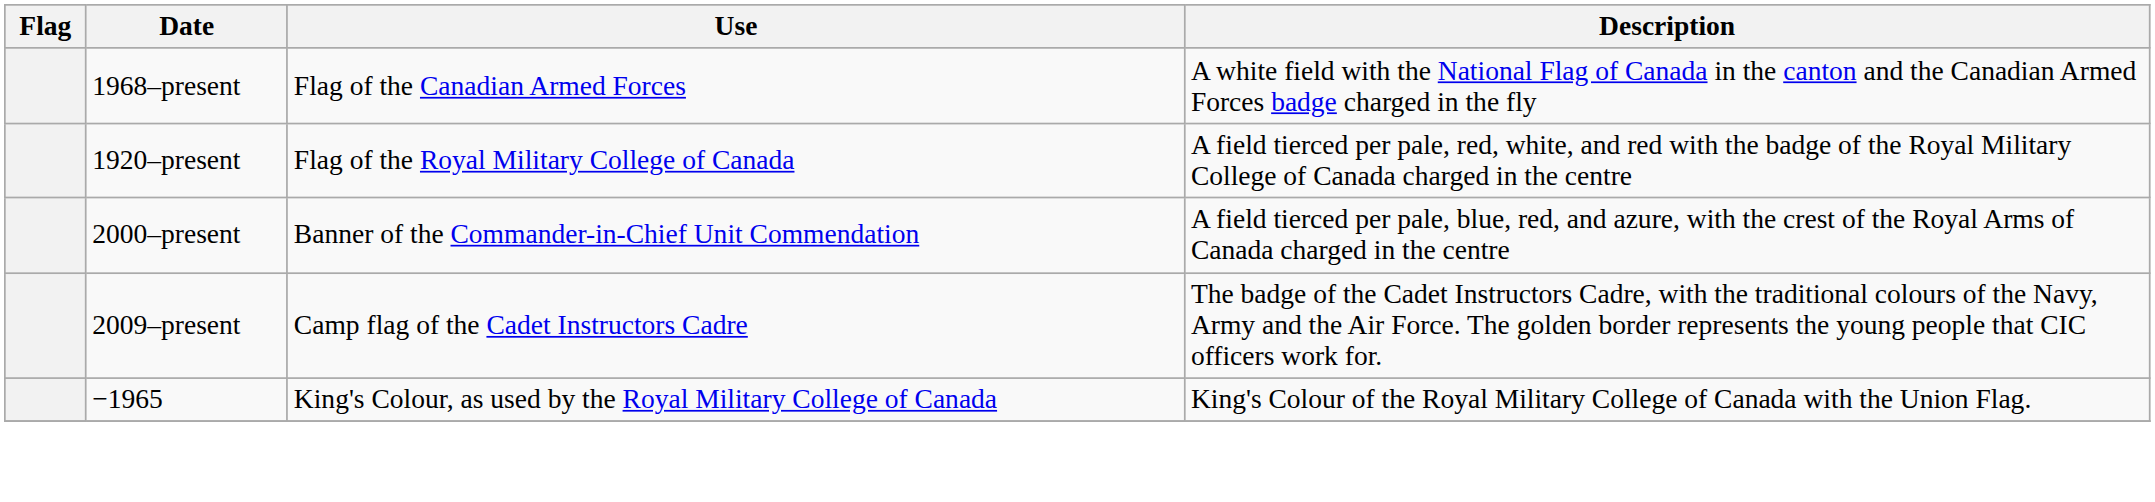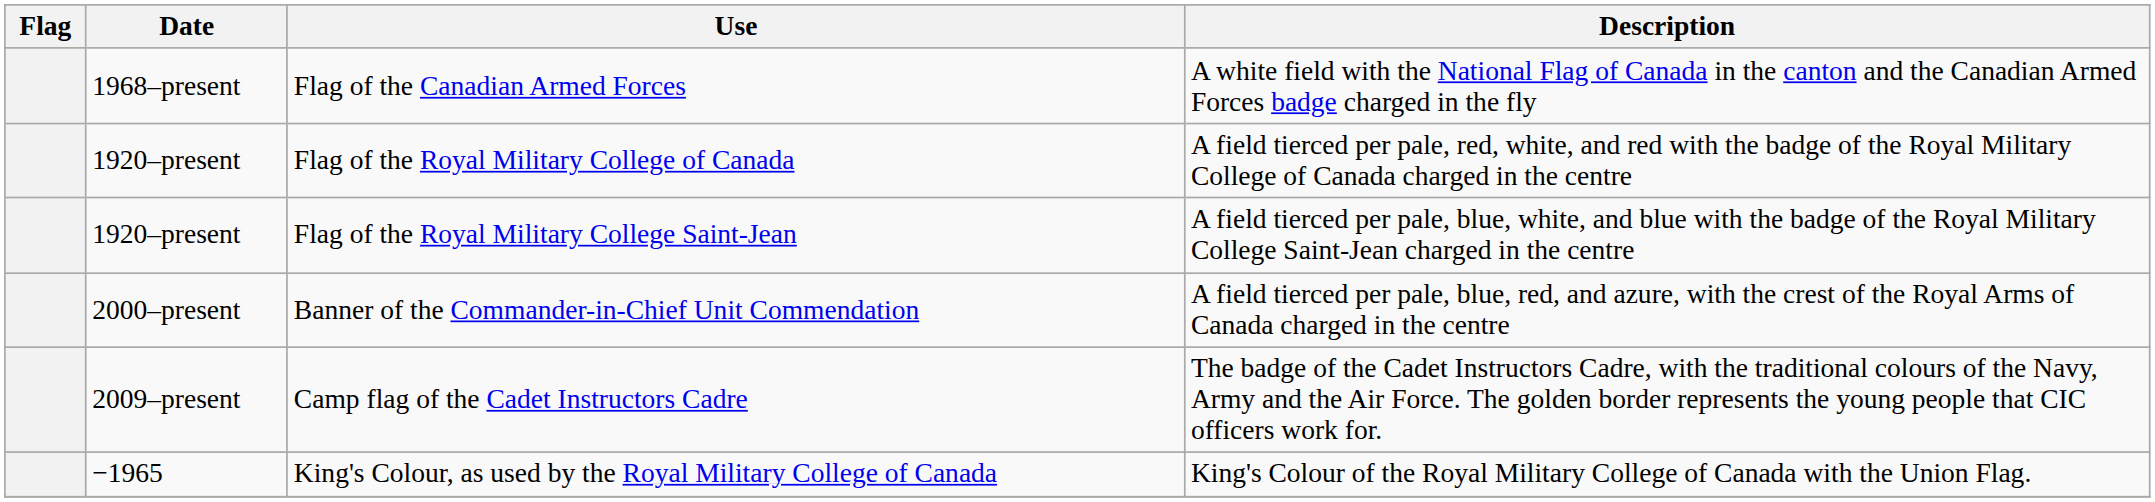+ row: (545, 234)
